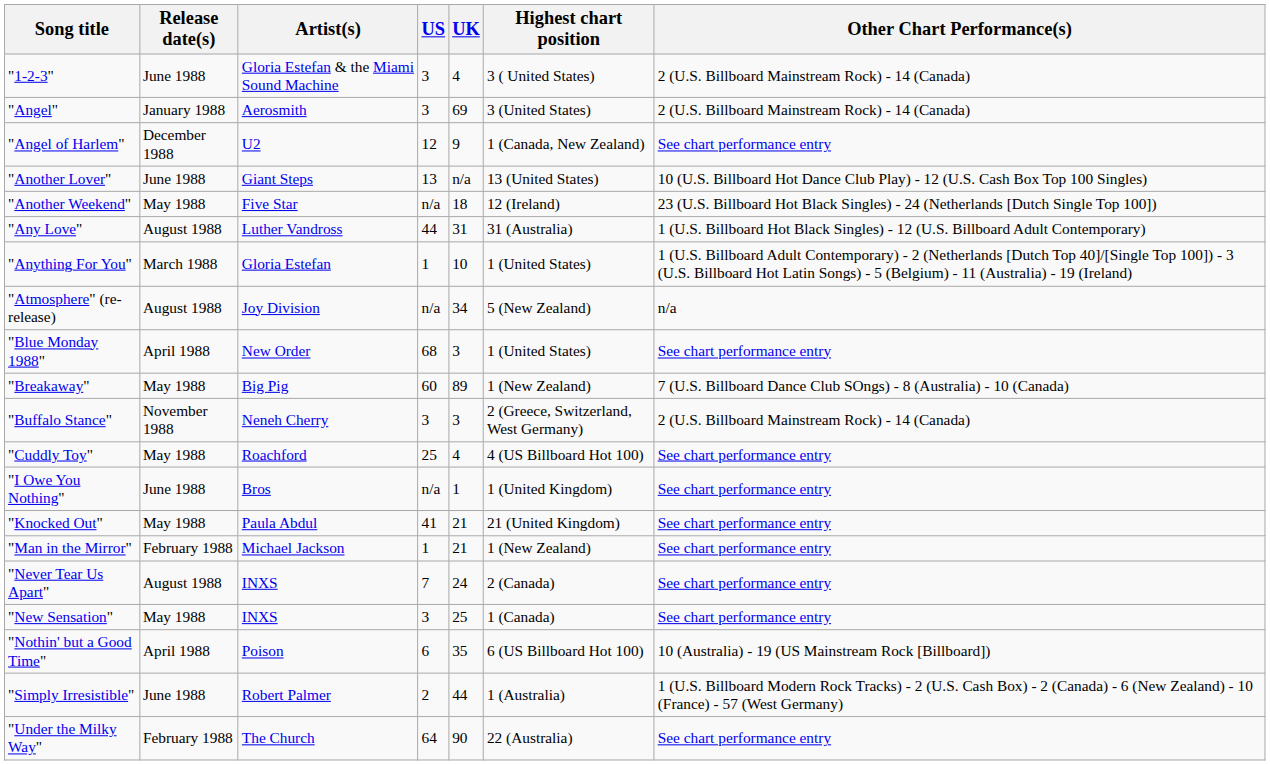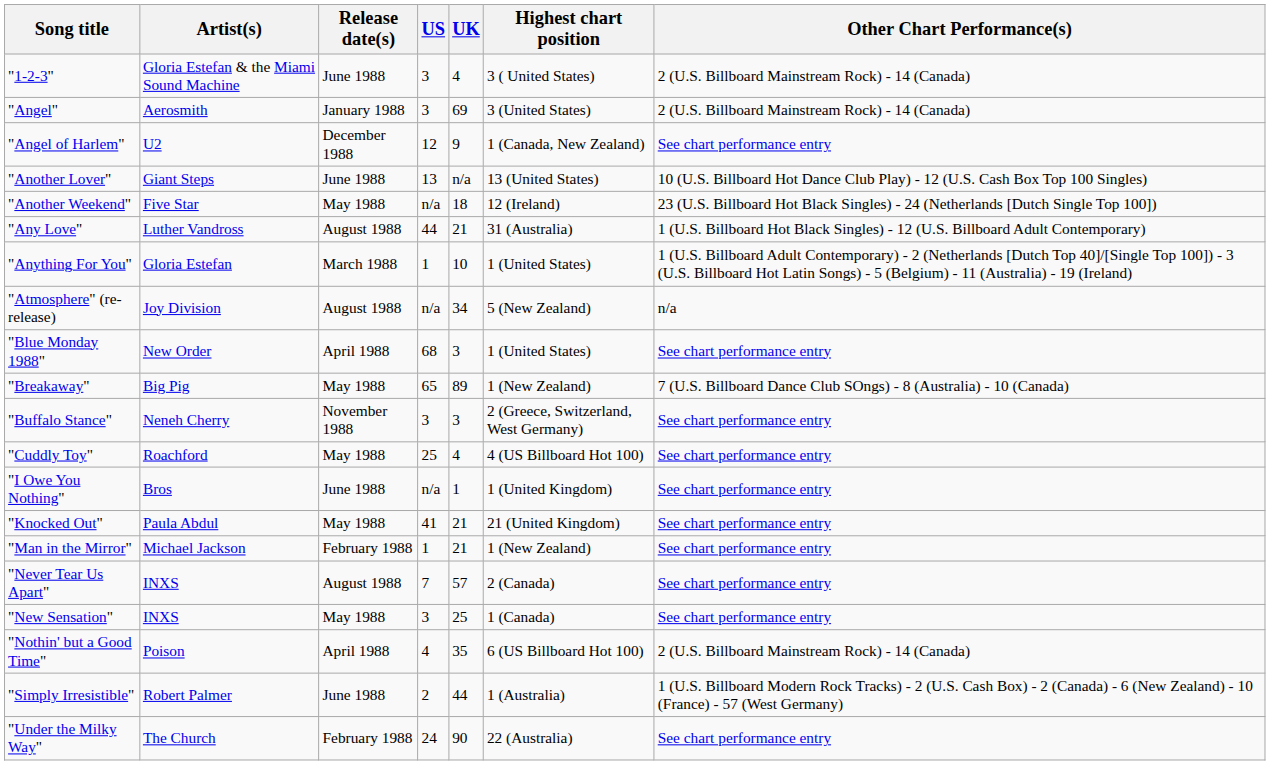columns swapped: (328, 29) <-> (189, 29)
(460, 229) 31 -> (460, 229) 21
(429, 385) 60 -> (429, 385) 65
(814, 420) 2 (U.S. Billboard Mainstream Rock) - 14 (Canada) -> (744, 420) See chart performance entry
(460, 582) 24 -> (460, 582) 57
(425, 651) 6 -> (425, 651) 4
(824, 651) 10 (Australia) - 19 (US Mainstream Rock [Billboard]) -> (814, 651) 2 (U.S. Billboard Mainstream Rock) - 14 (Canada)
(429, 738) 64 -> (429, 738) 24
